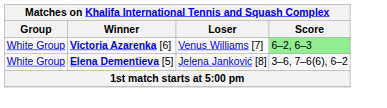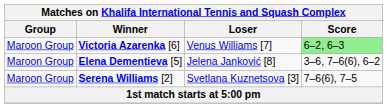(36, 45) White Group -> (40, 45) Maroon Group
(36, 62) White Group -> (40, 62) Maroon Group
+ row: (126, 78)
